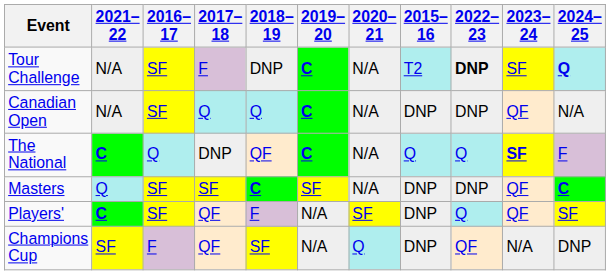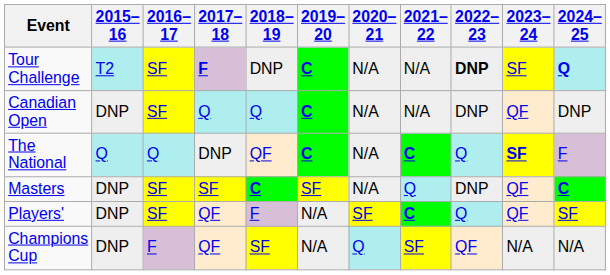columns swapped: (426, 25) <-> (118, 25)
(203, 68) normal -> (203, 68) bold
(571, 111) N/A -> (575, 111) DNP
(575, 247) DNP -> (571, 247) N/A
